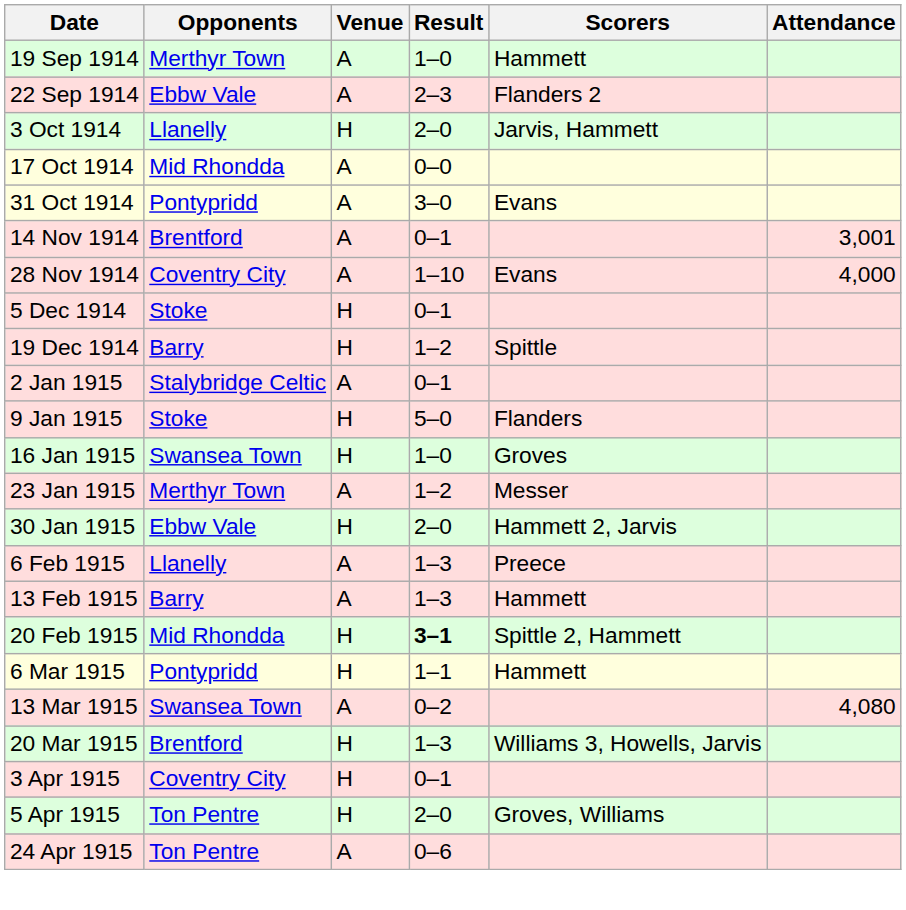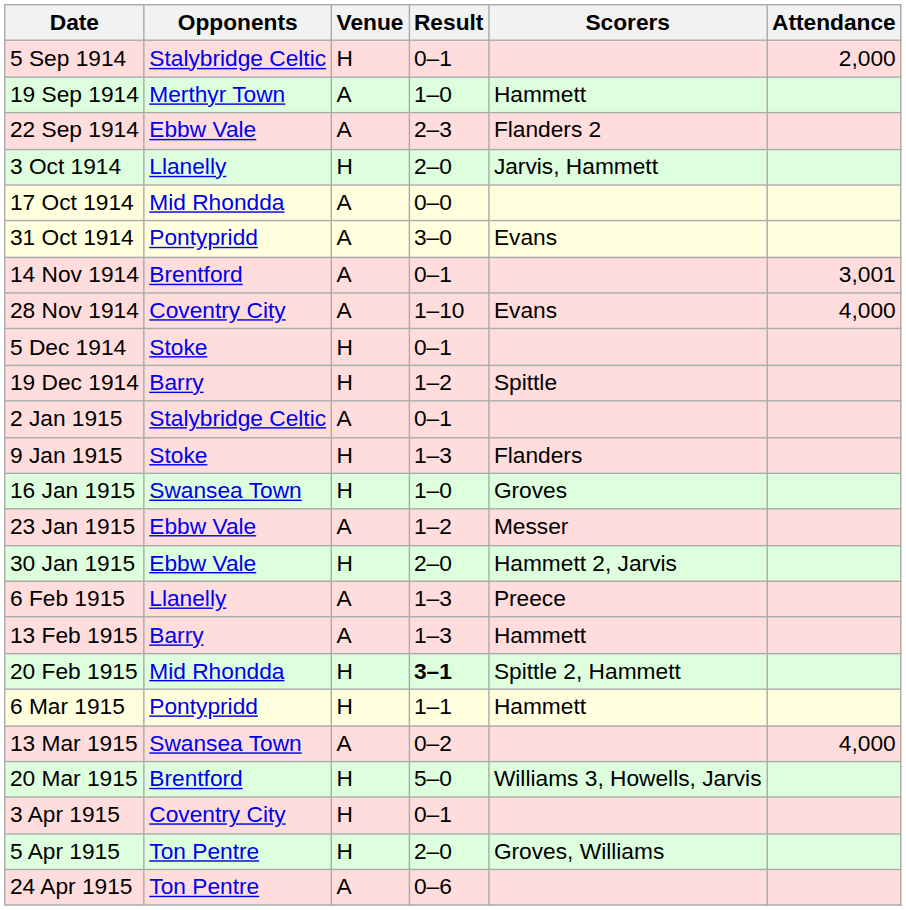+ row: (68, 58)
(433, 418) 5–0 -> (433, 454) 1–3
(217, 490) Merthyr Town -> (203, 526) Ebbw Vale
(867, 707) 4,080 -> (867, 743) 4,000
(433, 743) 1–3 -> (433, 779) 5–0
